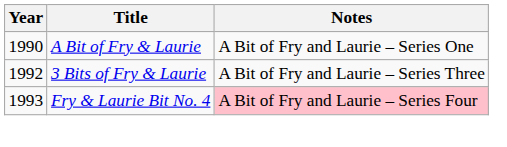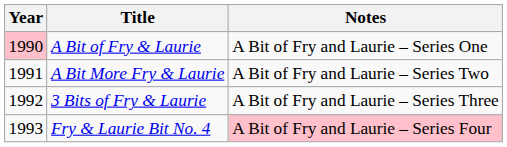(26, 45) no background -> (26, 45) pink background
+ row: (138, 73)
